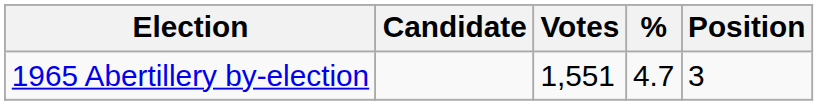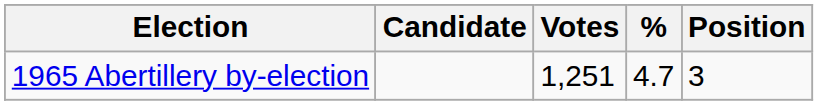(578, 75) 1,551 -> (578, 75) 1,251
